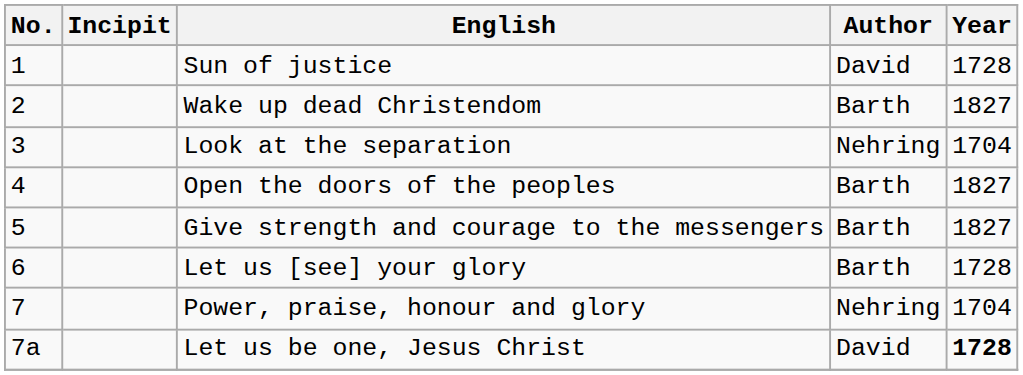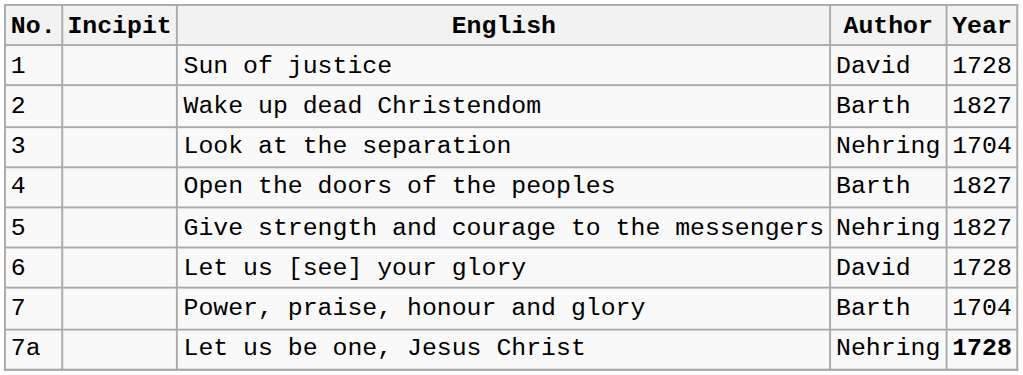(873, 228) Barth -> (888, 228) Nehring
(873, 268) Barth -> (873, 268) David
(888, 308) Nehring -> (873, 308) Barth
(873, 349) David -> (888, 349) Nehring
